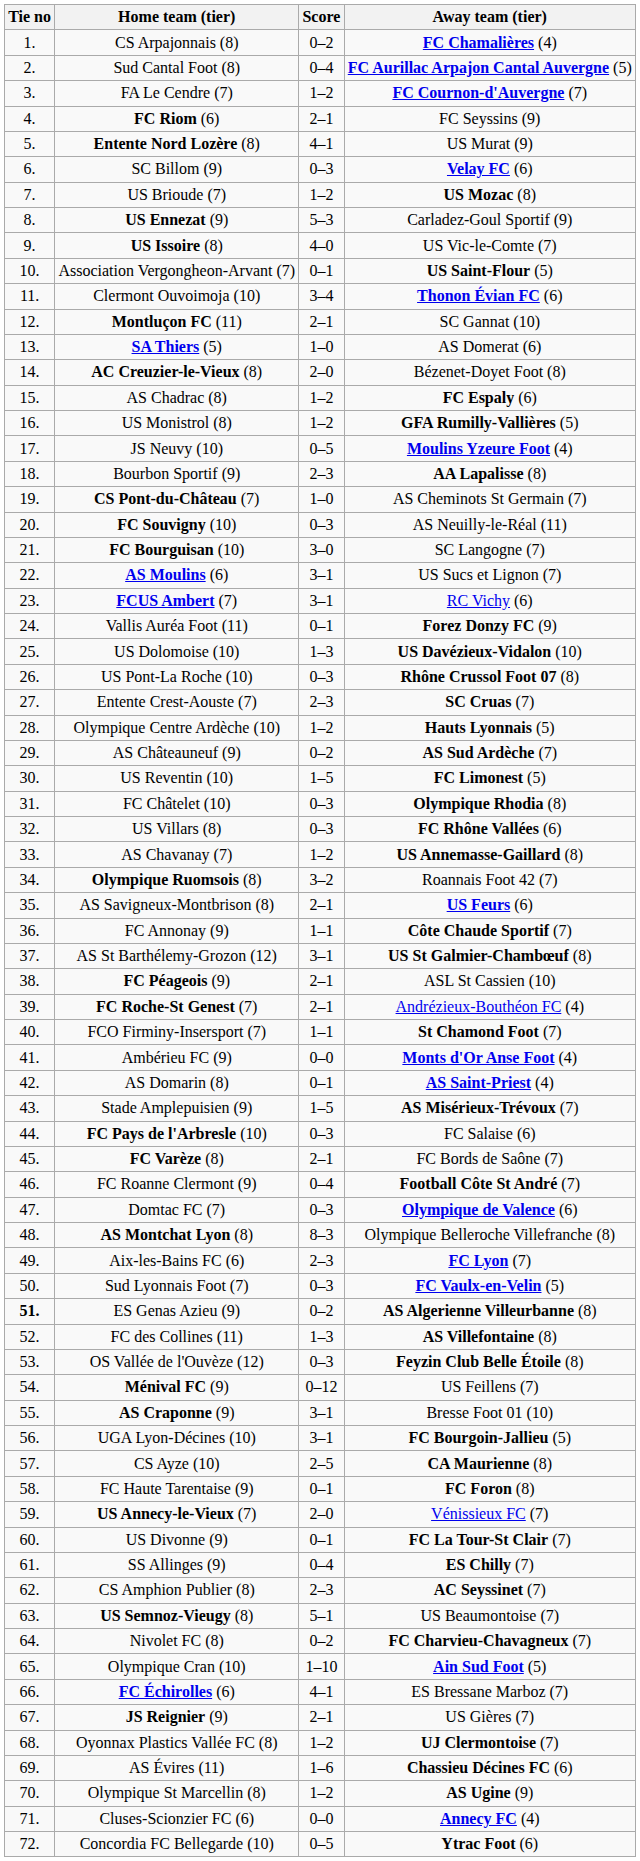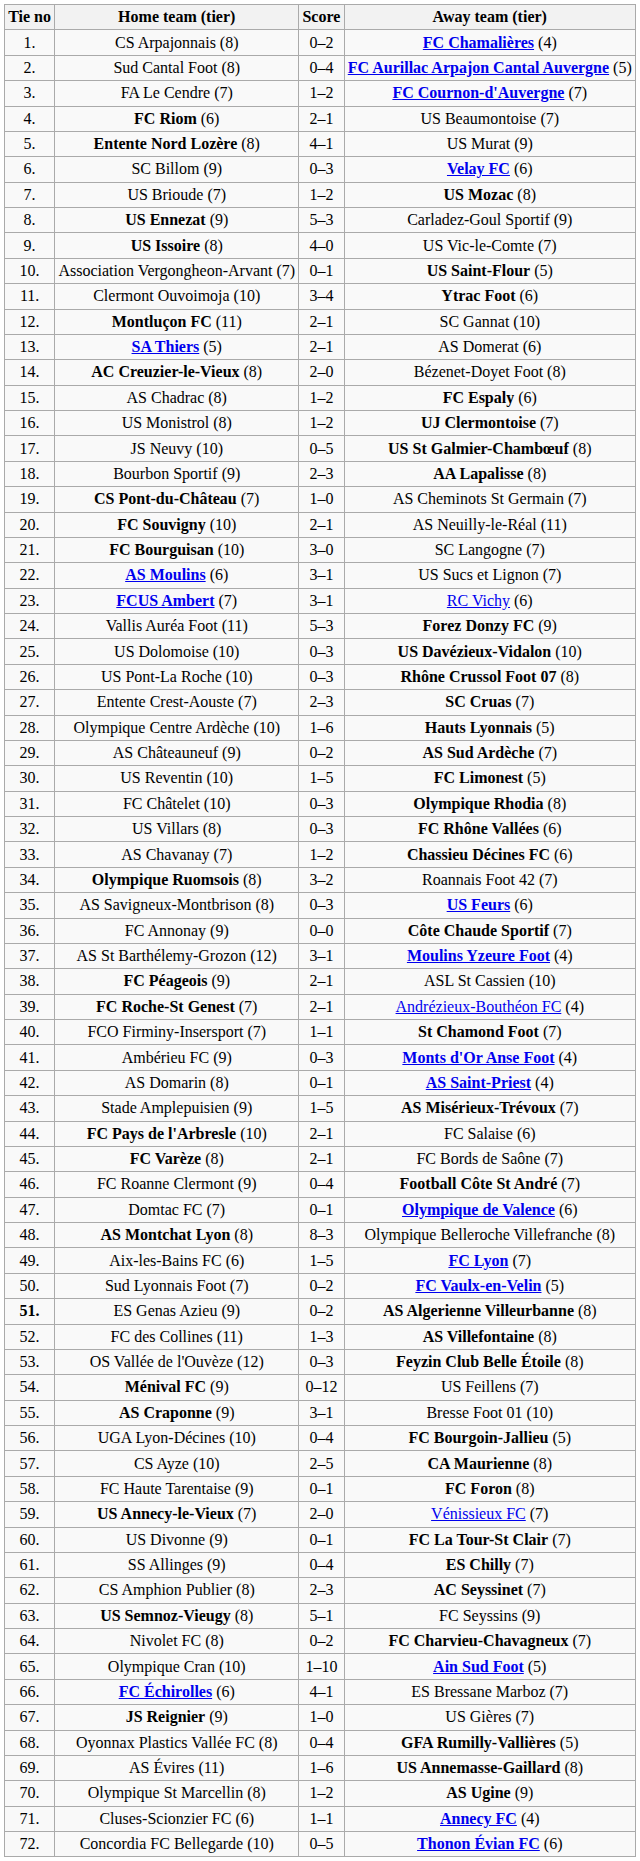(490, 118) FC Seyssins (9) -> (490, 118) US Beaumontoise (7)
(490, 296) Thonon Évian FC (6) -> (490, 296) Ytrac Foot (6)
(321, 347) 1–0 -> (321, 347) 2–1
(490, 423) GFA Rumilly-Vallières (5) -> (490, 423) UJ Clermontoise (7)
(490, 448) Moulins Yzeure Foot (4) -> (490, 448) US St Galmier-Chambœuf (8)
(321, 524) 0–3 -> (321, 524) 2–1
(321, 626) 0–1 -> (321, 626) 5–3
(321, 651) 1–3 -> (321, 651) 0–3
(321, 727) 1–2 -> (321, 727) 1–6
(490, 854) US Annemasse-Gaillard (8) -> (490, 854) Chassieu Décines FC (6)
(321, 905) 2–1 -> (321, 905) 0–3
(321, 930) 1–1 -> (321, 930) 0–0
(490, 956) US St Galmier-Chambœuf (8) -> (490, 956) Moulins Yzeure Foot (4)
(321, 1057) 0–0 -> (321, 1057) 0–3
(321, 1133) 0–3 -> (321, 1133) 2–1
(321, 1209) 0–3 -> (321, 1209) 0–1
(321, 1260) 2–3 -> (321, 1260) 1–5
(321, 1285) 0–3 -> (321, 1285) 0–2
(321, 1438) 3–1 -> (321, 1438) 0–4
(490, 1615) US Beaumontoise (7) -> (490, 1615) FC Seyssins (9)
(321, 1717) 2–1 -> (321, 1717) 1–0
(321, 1742) 1–2 -> (321, 1742) 0–4
(490, 1742) UJ Clermontoise (7) -> (490, 1742) GFA Rumilly-Vallières (5)
(490, 1768) Chassieu Décines FC (6) -> (490, 1768) US Annemasse-Gaillard (8)
(321, 1818) 0–0 -> (321, 1818) 1–1
(490, 1844) Ytrac Foot (6) -> (490, 1844) Thonon Évian FC (6)
